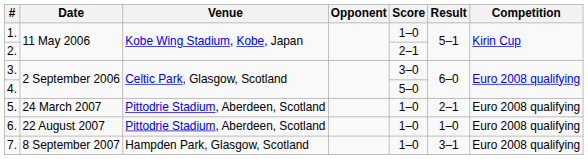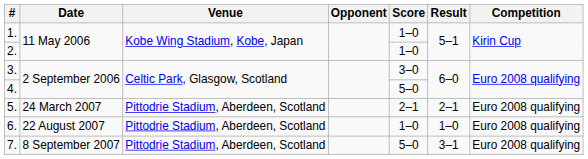(409, 51) 2–1 -> (409, 51) 1–0
(409, 107) 1–0 -> (409, 107) 2–1
(217, 145) Hampden Park, Glasgow, Scotland -> (225, 145) Pittodrie Stadium, Aberdeen, Scotland
(409, 145) 1–0 -> (409, 145) 5–0
